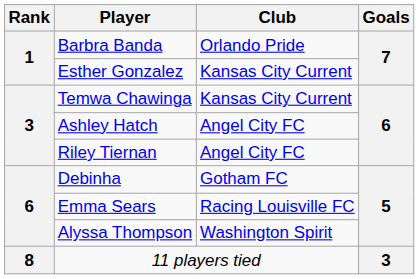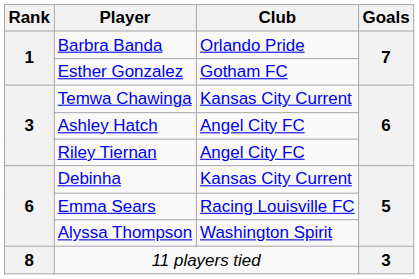(276, 71) Kansas City Current -> (244, 71) Gotham FC
(244, 179) Gotham FC -> (276, 179) Kansas City Current
